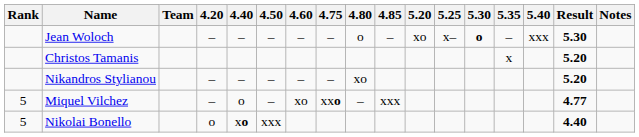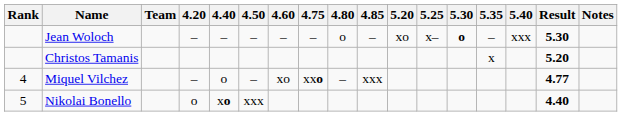- row: (101, 79)
(23, 100) 5 -> (23, 79) 4
